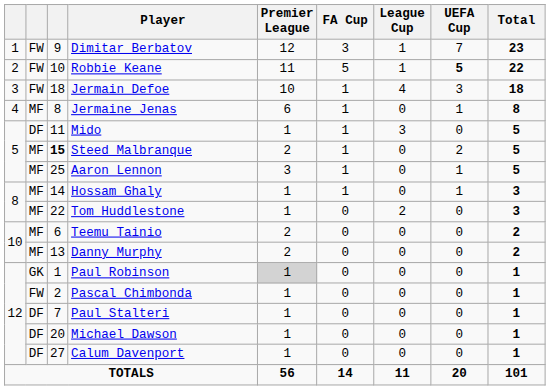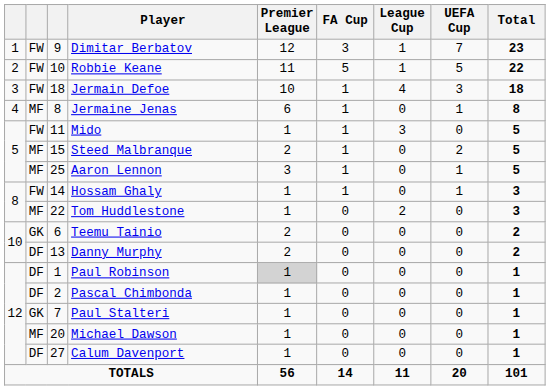(459, 70) bold -> (459, 70) normal
(36, 131) DF -> (36, 131) FW
(57, 151) bold -> (57, 151) normal
(36, 192) MF -> (36, 192) FW
(36, 233) MF -> (36, 233) GK
(36, 253) MF -> (36, 253) DF
(36, 273) GK -> (36, 273) DF
(36, 294) FW -> (36, 294) DF
(36, 314) DF -> (36, 314) GK
(36, 334) DF -> (36, 334) MF
